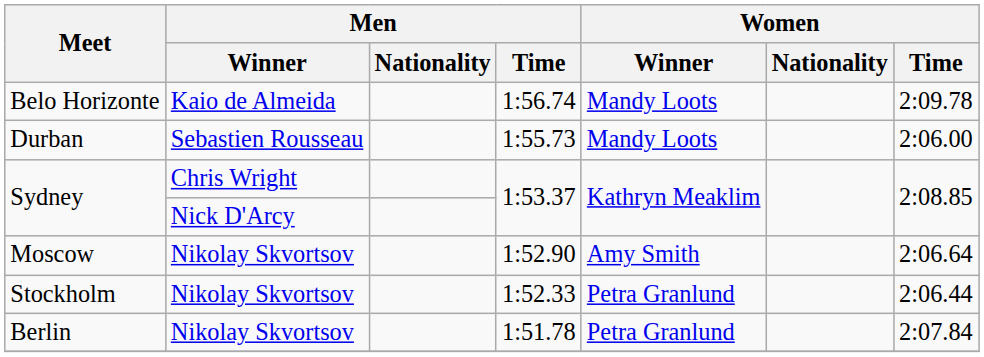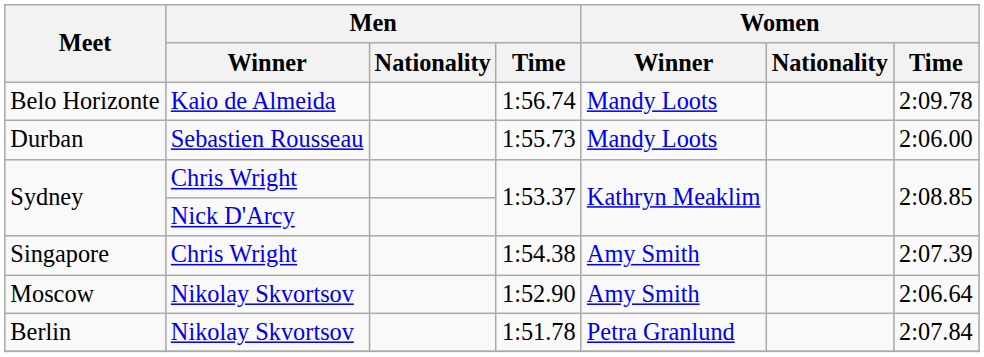+ row: (60, 255)
- row: (63, 293)
